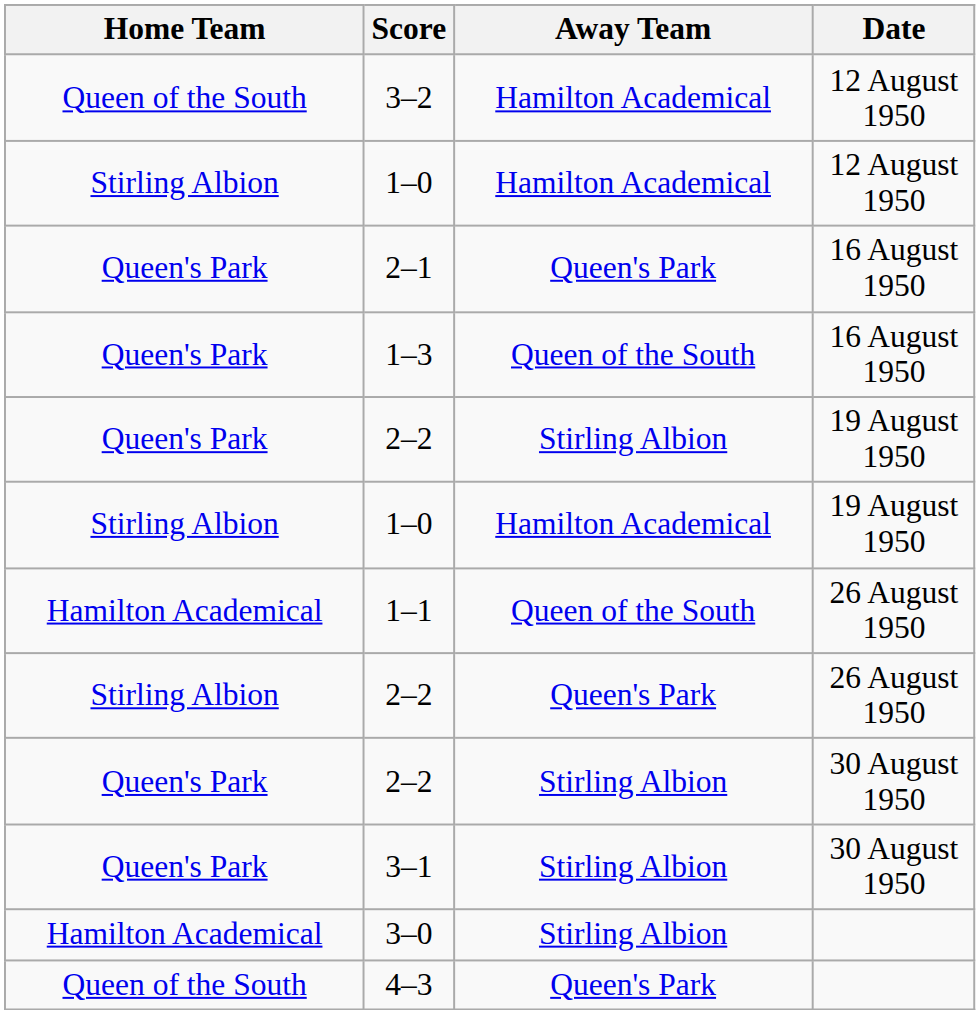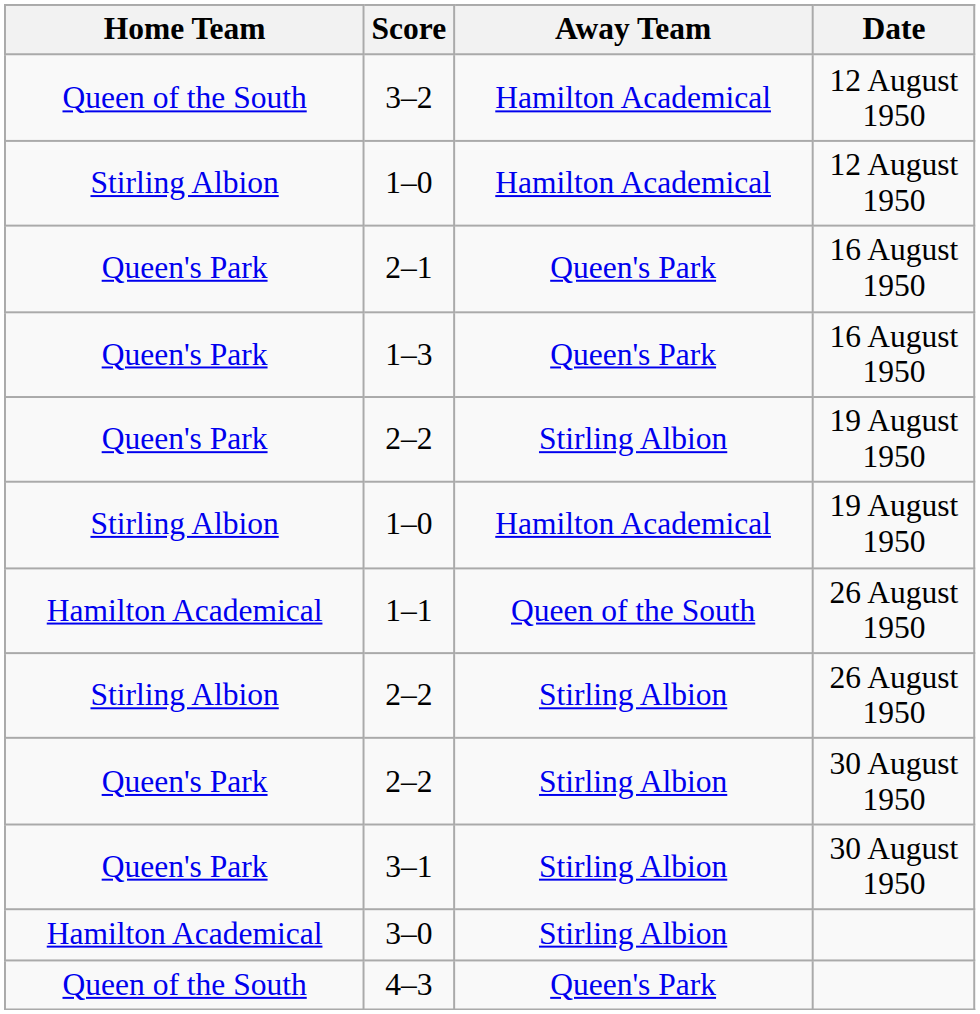(633, 353) Queen of the South -> (633, 353) Queen's Park
(633, 695) Queen's Park -> (633, 695) Stirling Albion
